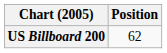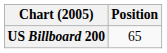(135, 36) 62 -> (135, 36) 65
